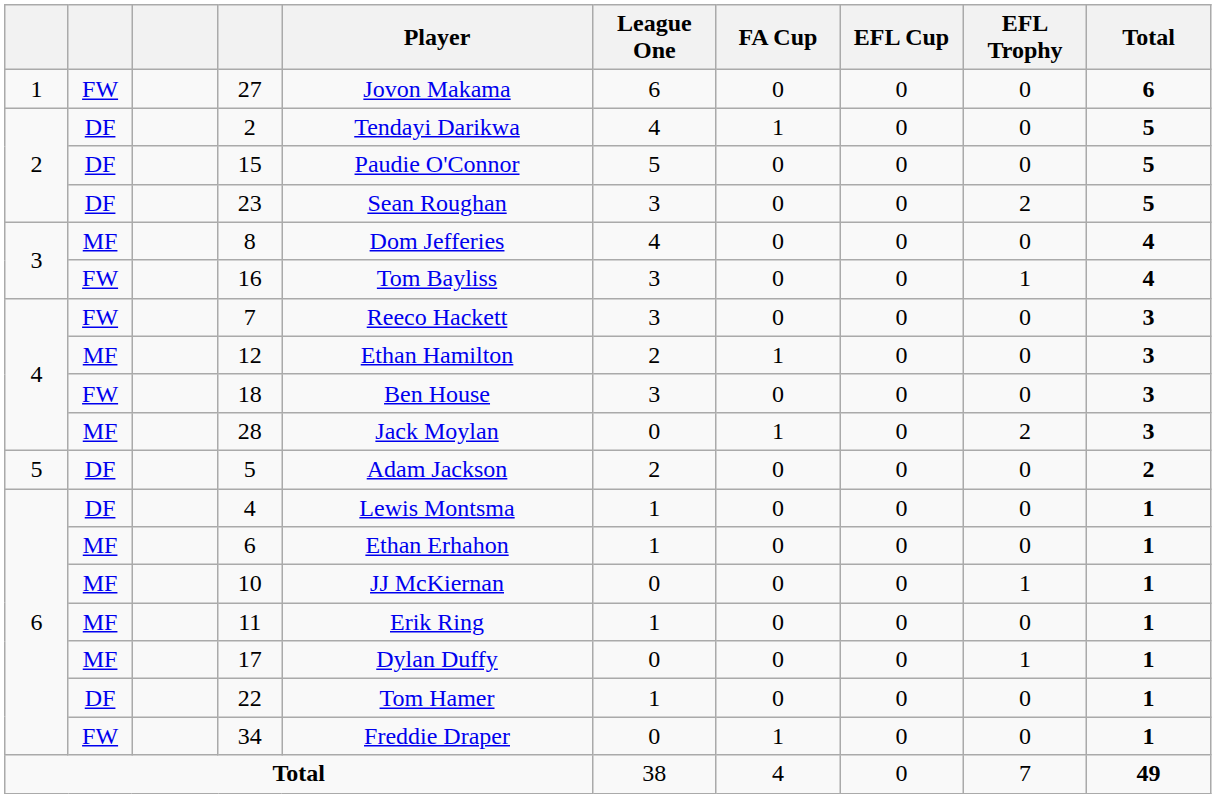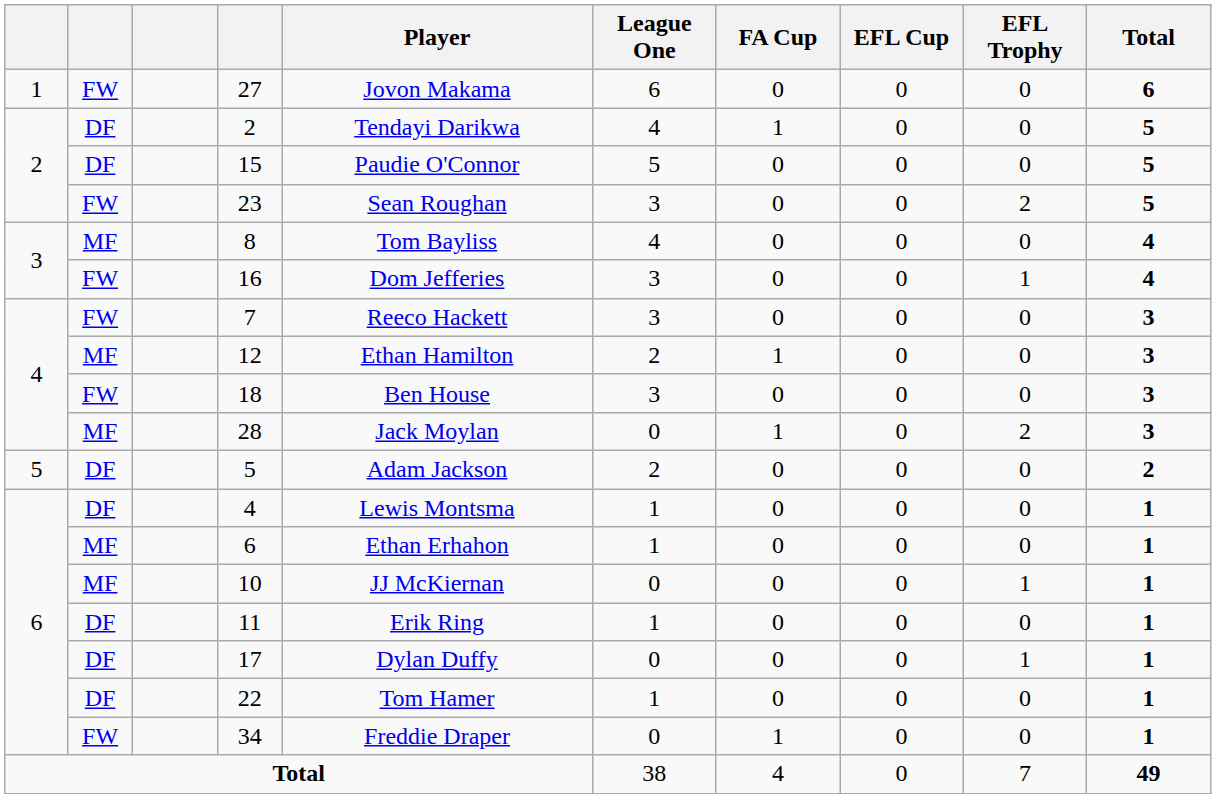(100, 202) DF -> (100, 202) FW
(437, 240) Dom Jefferies -> (437, 240) Tom Bayliss
(437, 278) Tom Bayliss -> (437, 278) Dom Jefferies
(100, 621) MF -> (100, 621) DF
(100, 659) MF -> (100, 659) DF
